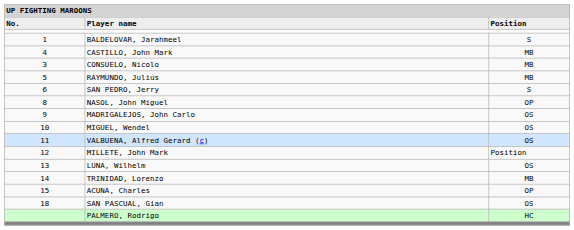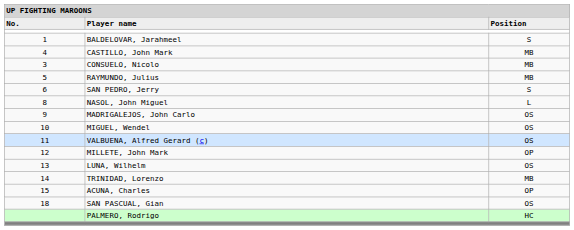(529, 102) OP -> (529, 102) L
(509, 152) Position -> (529, 152) OP
